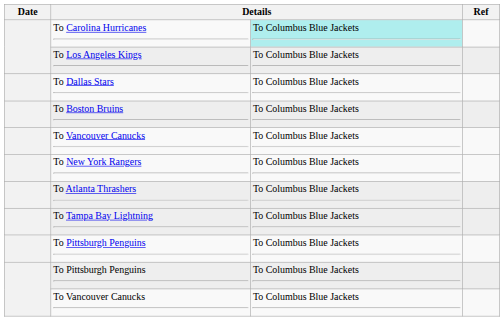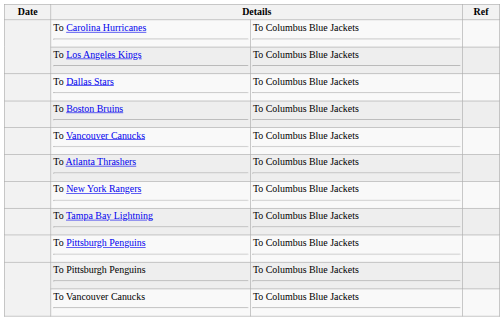(357, 31) paleturquoise background -> (357, 31) no background
rows swapped: (28, 195) <-> (28, 168)
